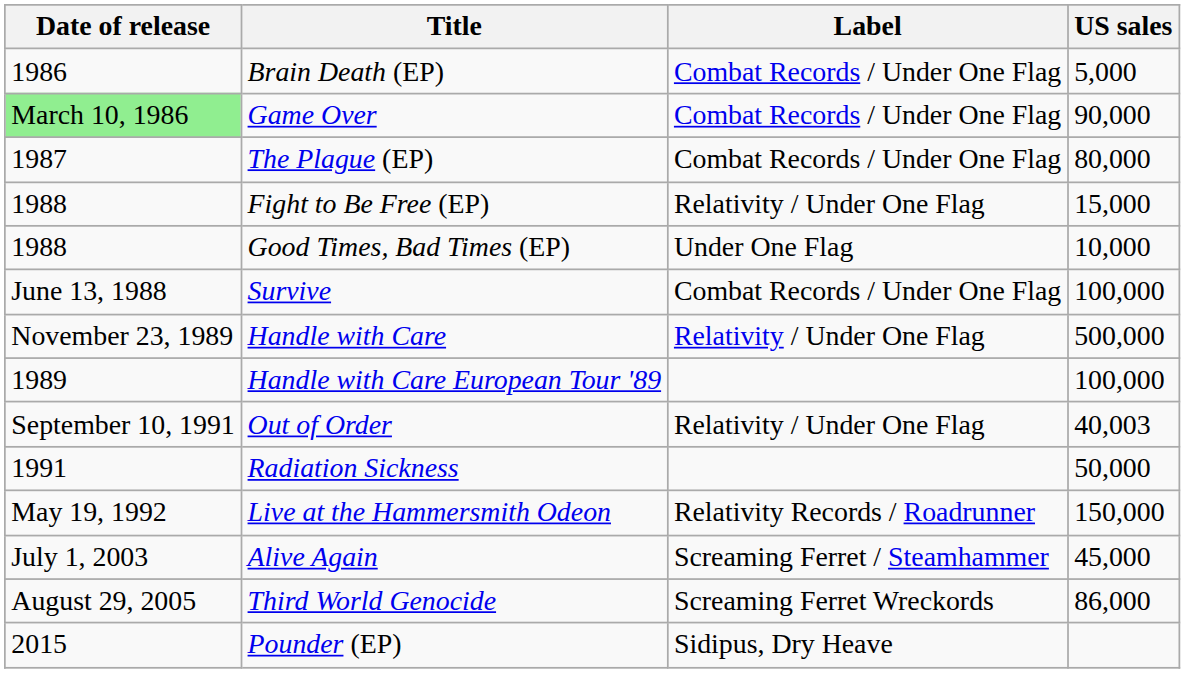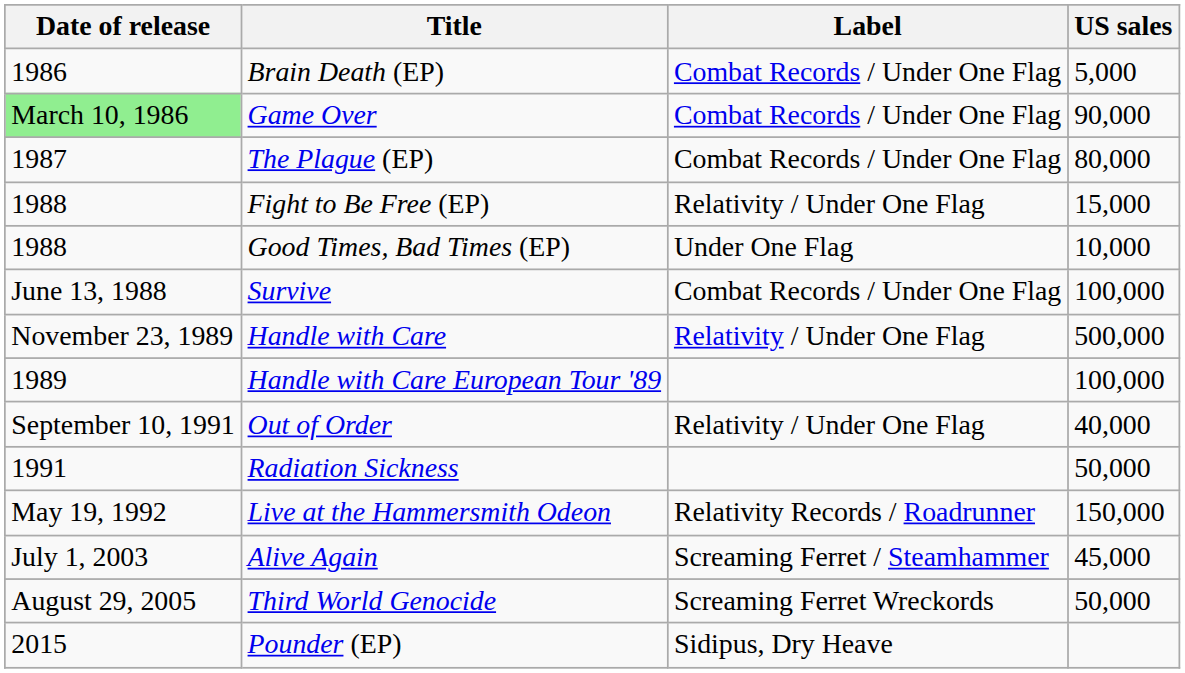(1112, 423) 40,003 -> (1112, 423) 40,000
(1112, 600) 86,000 -> (1112, 600) 50,000
